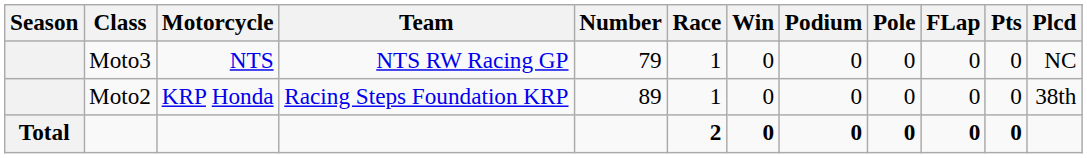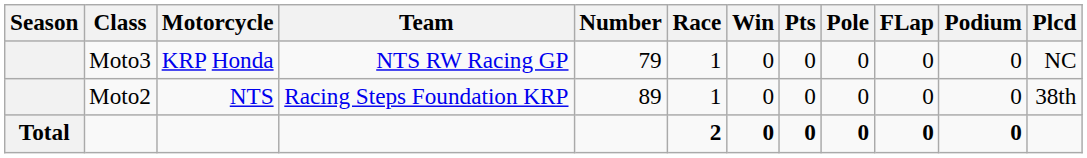columns swapped: (824, 22) <-> (1006, 22)
(252, 59) NTS -> (218, 59) KRP Honda
(218, 96) KRP Honda -> (252, 96) NTS
